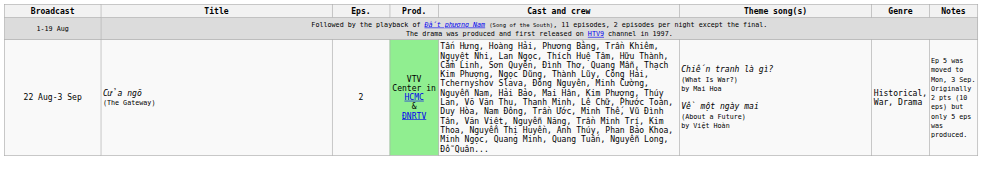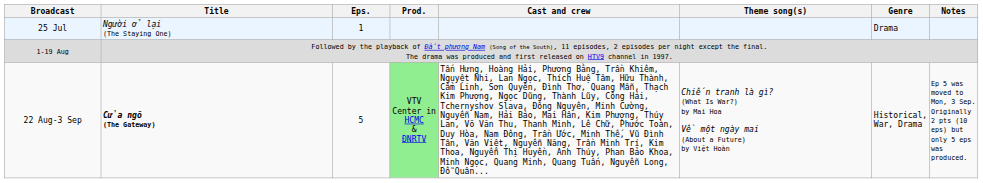+ row: (53, 29)
(129, 98) normal -> (129, 120) bold
(361, 98) 2 -> (361, 120) 5
